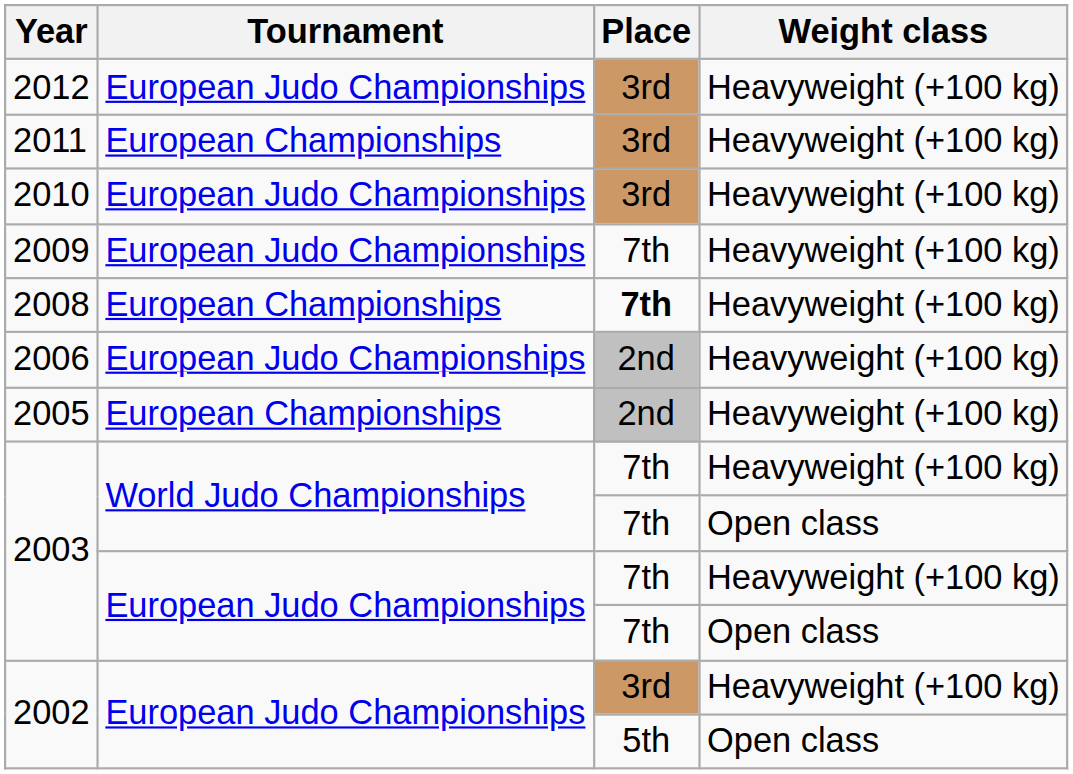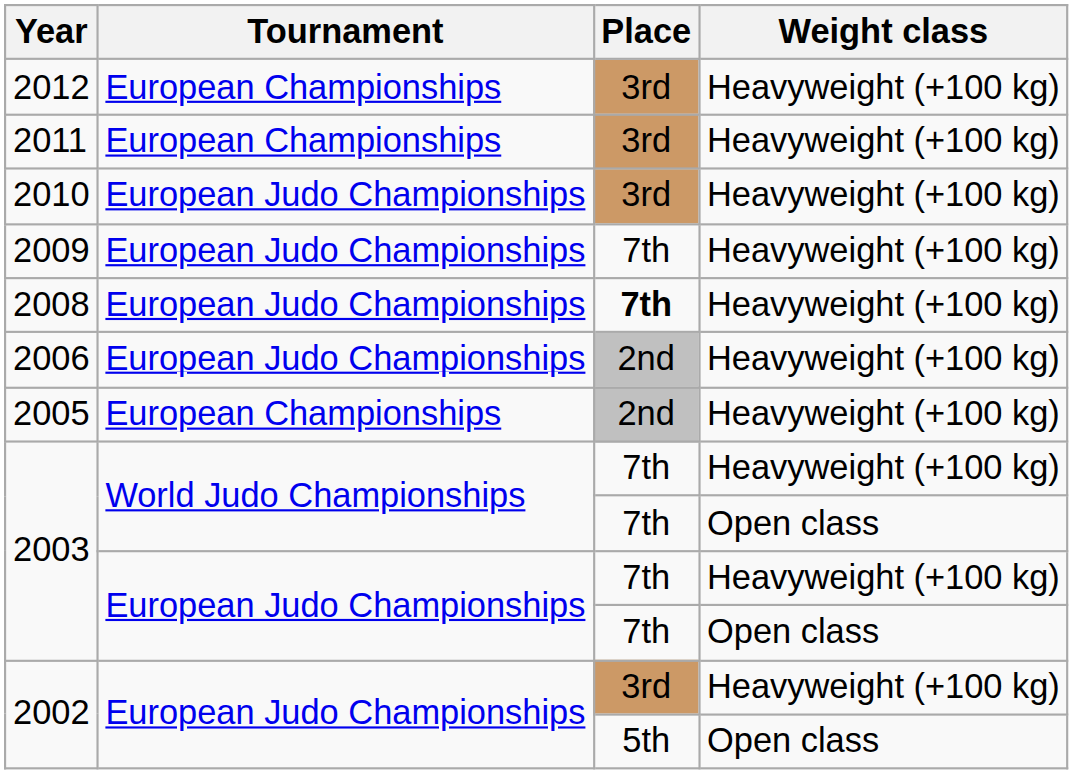(345, 86) European Judo Championships -> (303, 86) European Championships
(303, 304) European Championships -> (345, 304) European Judo Championships
